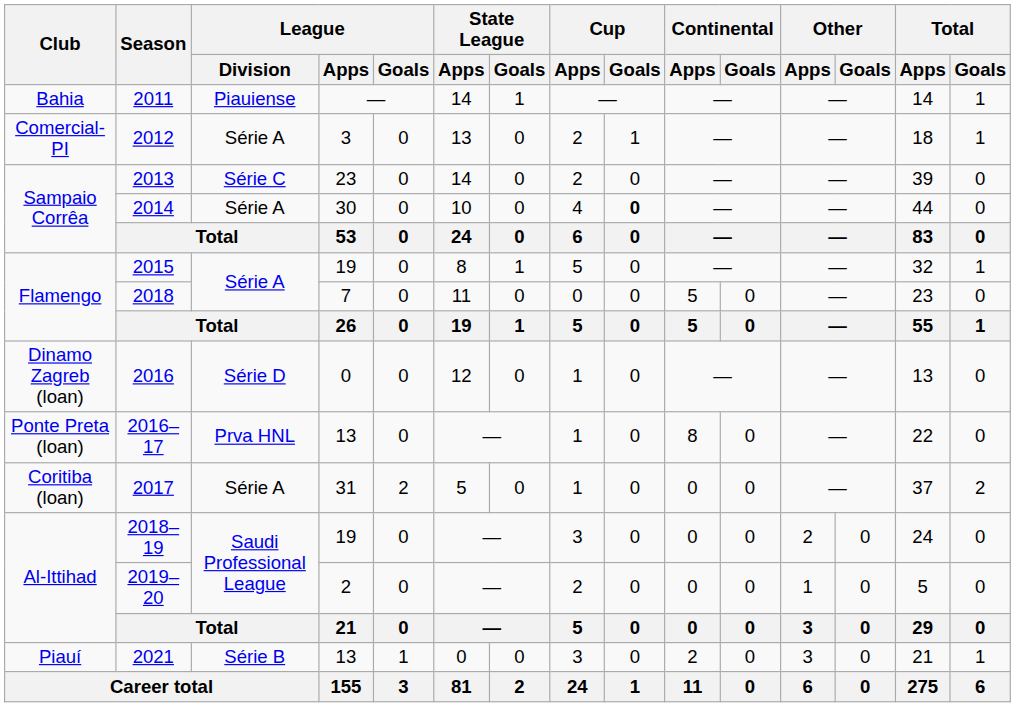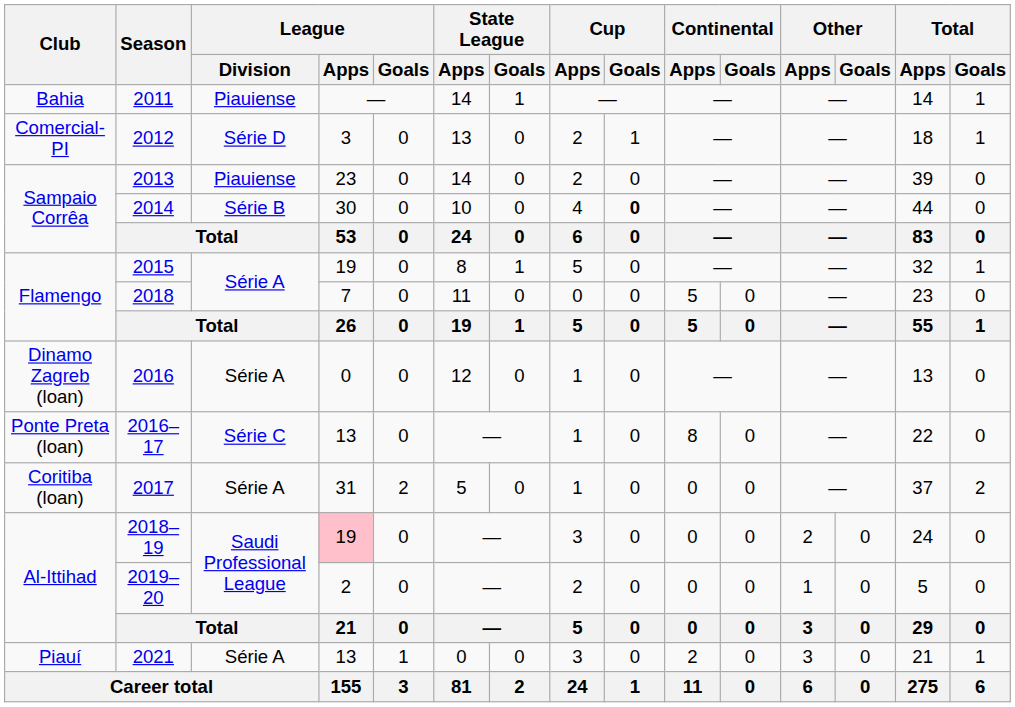(255, 138) Série A -> (255, 138) Série D
(255, 178) Série C -> (255, 178) Piauiense
(255, 208) Série A -> (255, 208) Série B
(255, 376) Série D -> (255, 376) Série A
(255, 436) Prva HNL -> (255, 436) Série C
(346, 537) no background -> (346, 537) pink background
(255, 657) Série B -> (255, 657) Série A
